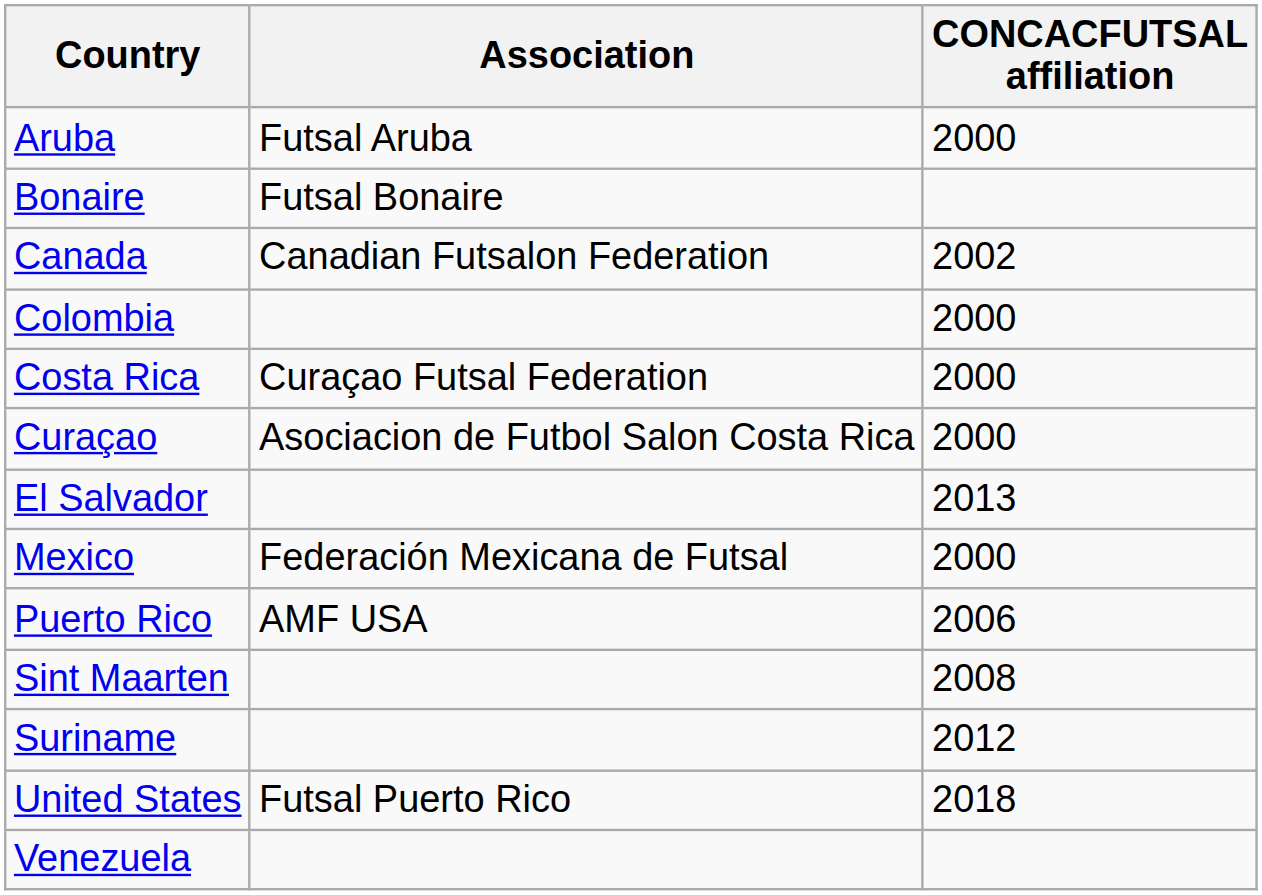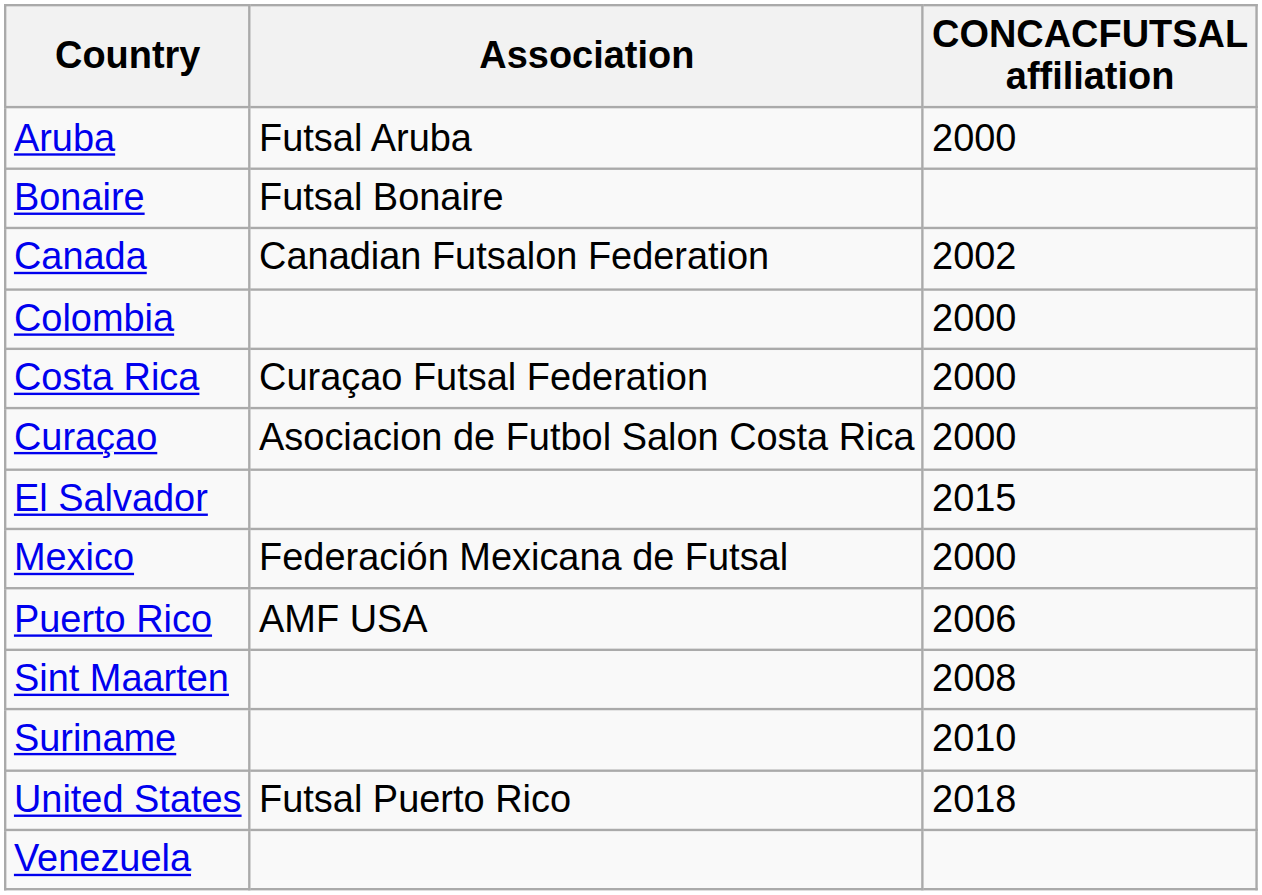(974, 498) 2013 -> (974, 498) 2015
(974, 738) 2012 -> (974, 738) 2010
